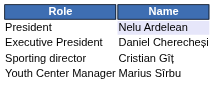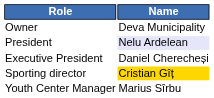+ row: (21, 27)
(146, 58) no background -> (146, 73) gold background
